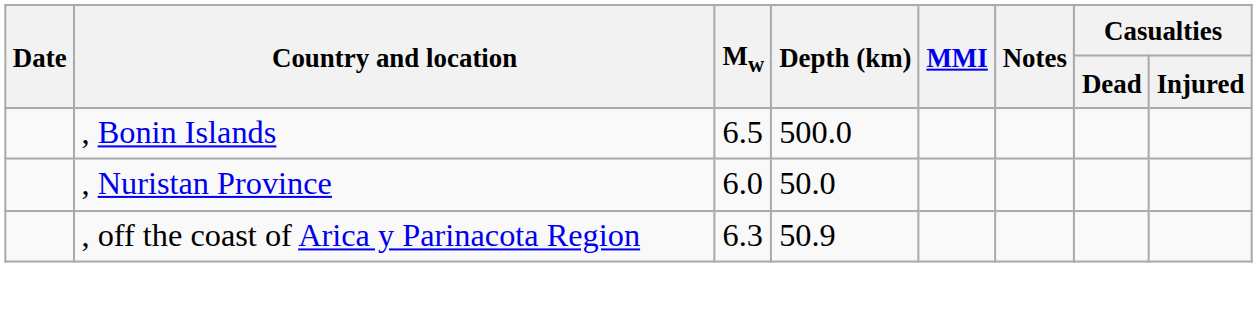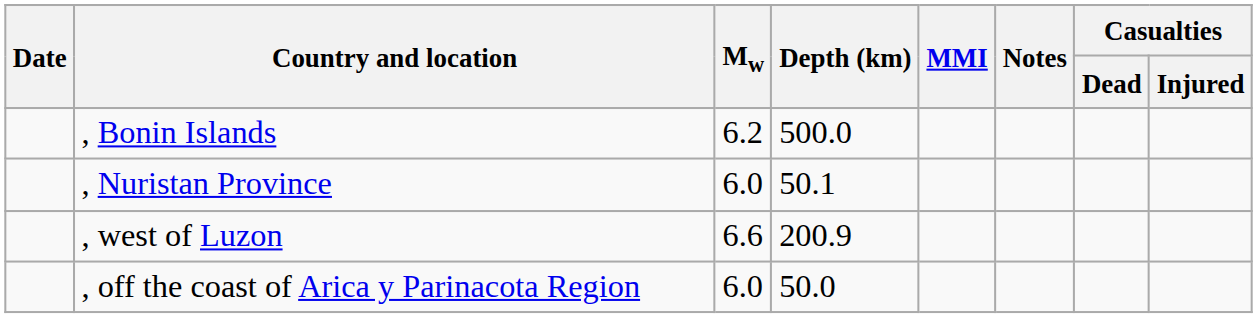(743, 132) 6.5 -> (743, 132) 6.2
(807, 183) 50.0 -> (807, 183) 50.1
+ row: (182, 235)
(743, 235) 6.3 -> (743, 286) 6.0
(807, 235) 50.9 -> (807, 286) 50.0
